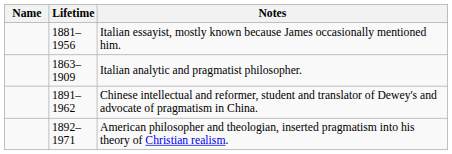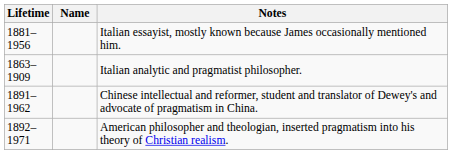columns swapped: (27, 13) <-> (73, 13)
